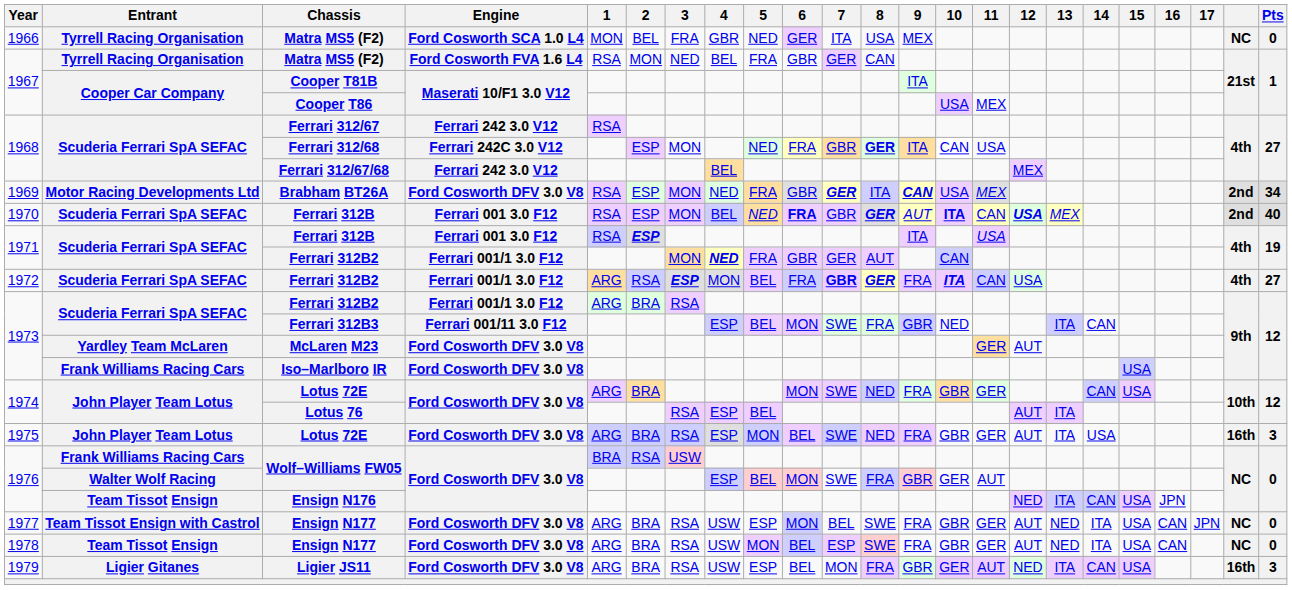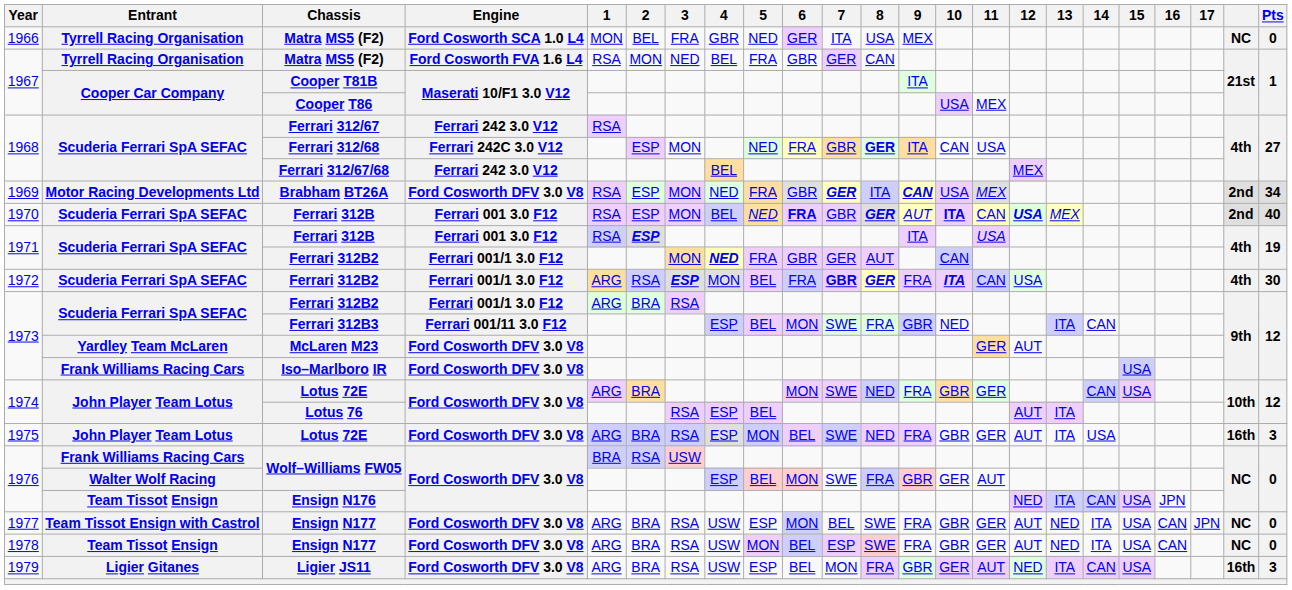(1273, 281) 27 -> (1273, 281) 30
